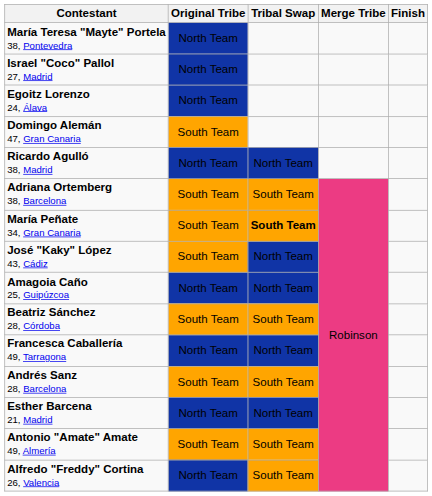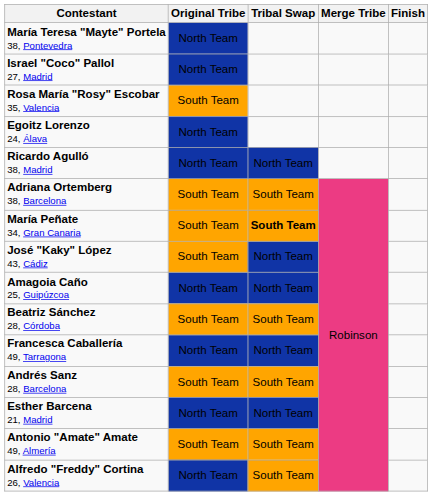+ row: (83, 100)
- row: (54, 132)
